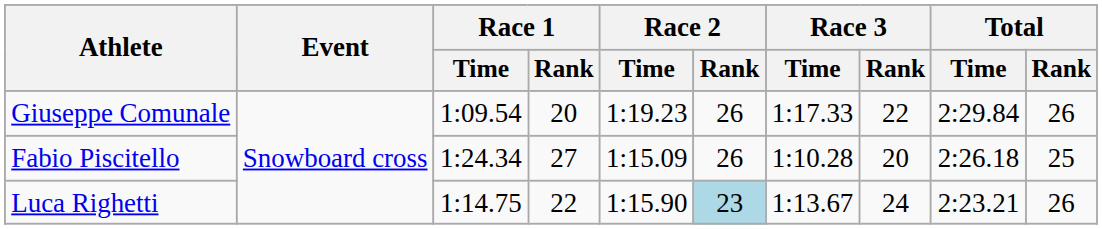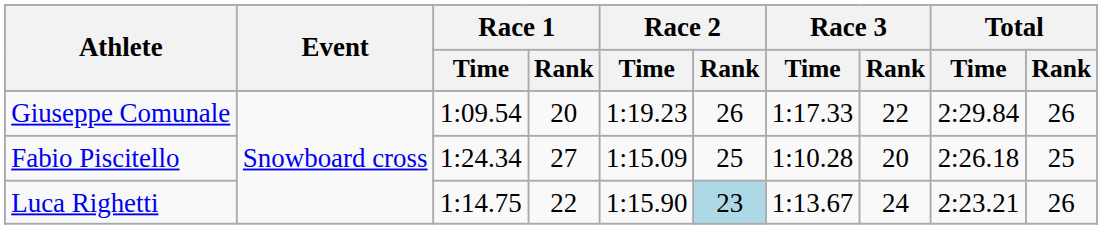(730, 157) 26 -> (730, 157) 25
